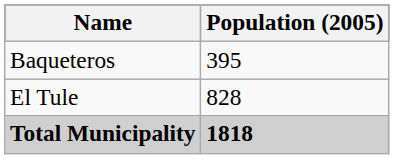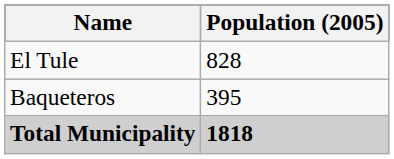rows swapped: (44, 97) <-> (63, 60)
